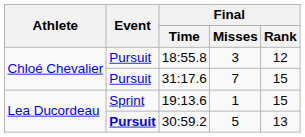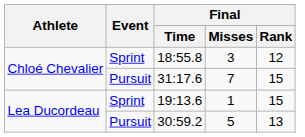(130, 57) Pursuit -> (127, 57) Sprint
(132, 121) bold -> (130, 121) normal
